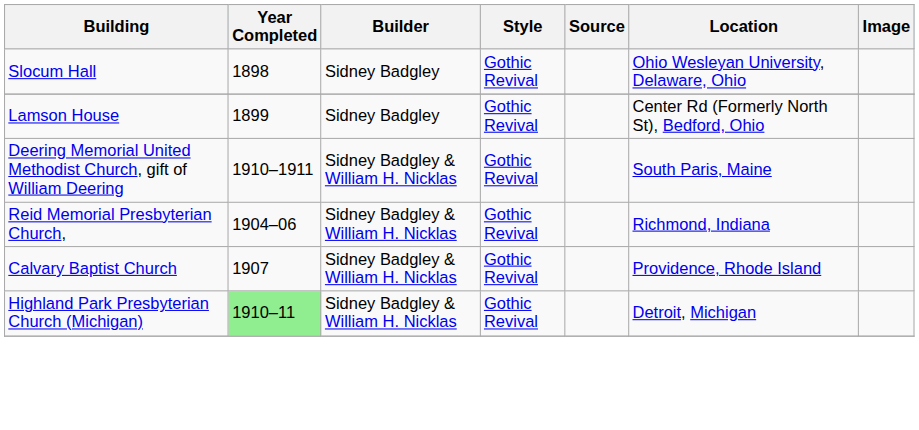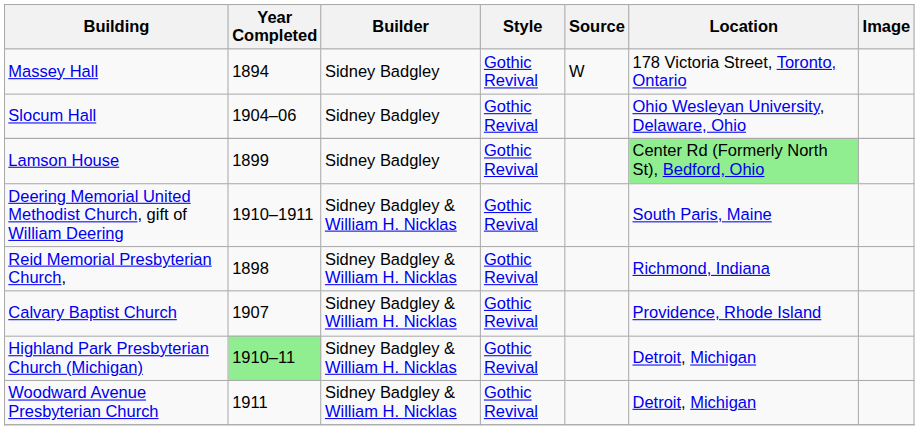+ row: (53, 71)
(250, 71) 1898 -> (264, 116) 1904–06
(730, 116) no background -> (730, 160) lightgreen background
(264, 224) 1904–06 -> (250, 268) 1898
+ row: (83, 402)
